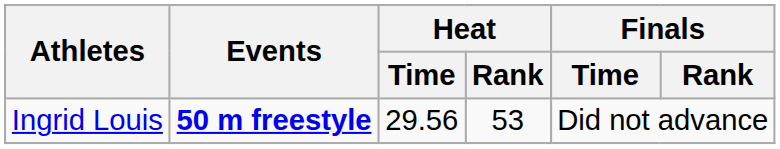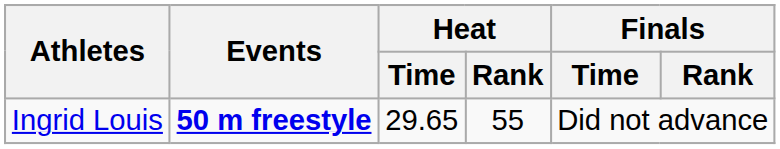(422, 121) 29.56 -> (422, 121) 29.65
(508, 121) 53 -> (508, 121) 55
